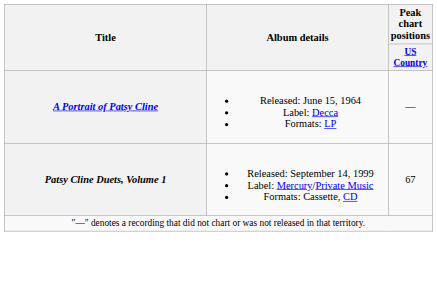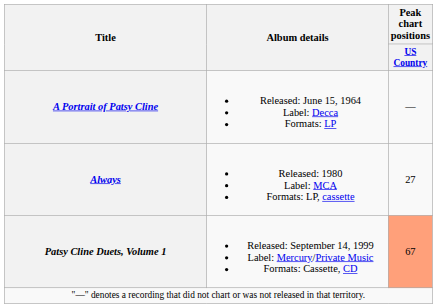+ row: (106, 179)
(410, 179) no background -> (410, 251) lightsalmon background
